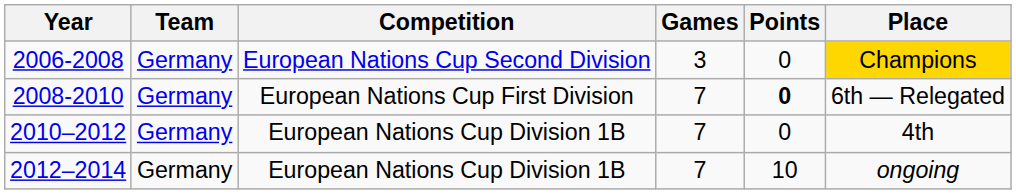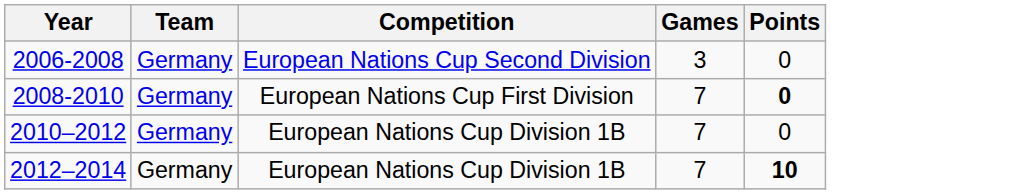- column: (918, 22)
(785, 170) normal -> (785, 170) bold
